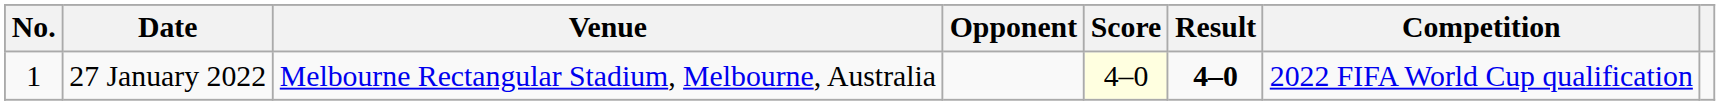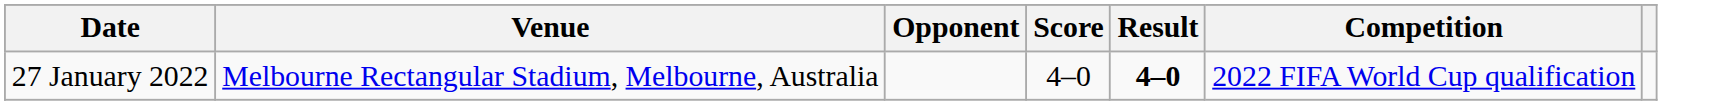- column: (34, 28)
(1126, 75) lightyellow background -> (1069, 75) no background
